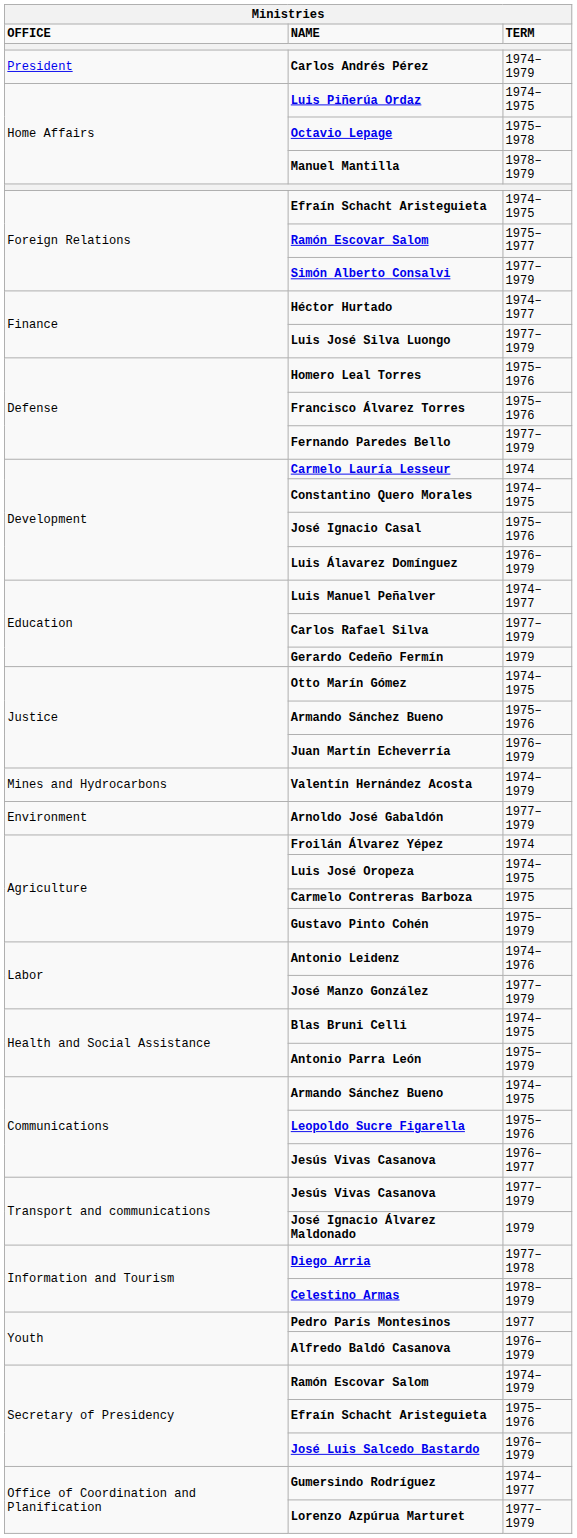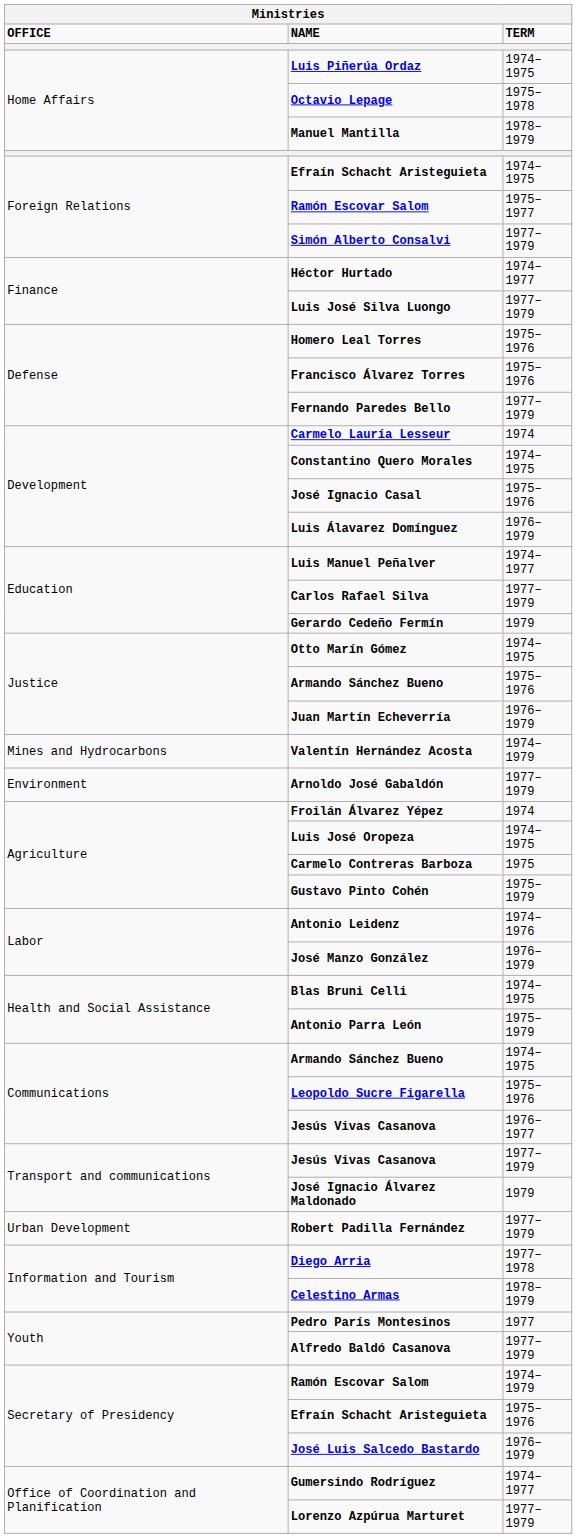- row: (40, 66)
(524, 992) 1977–1979 -> (524, 959) 1976–1979
+ row: (69, 1228)
(524, 1349) 1976–1979 -> (524, 1349) 1977–1979
